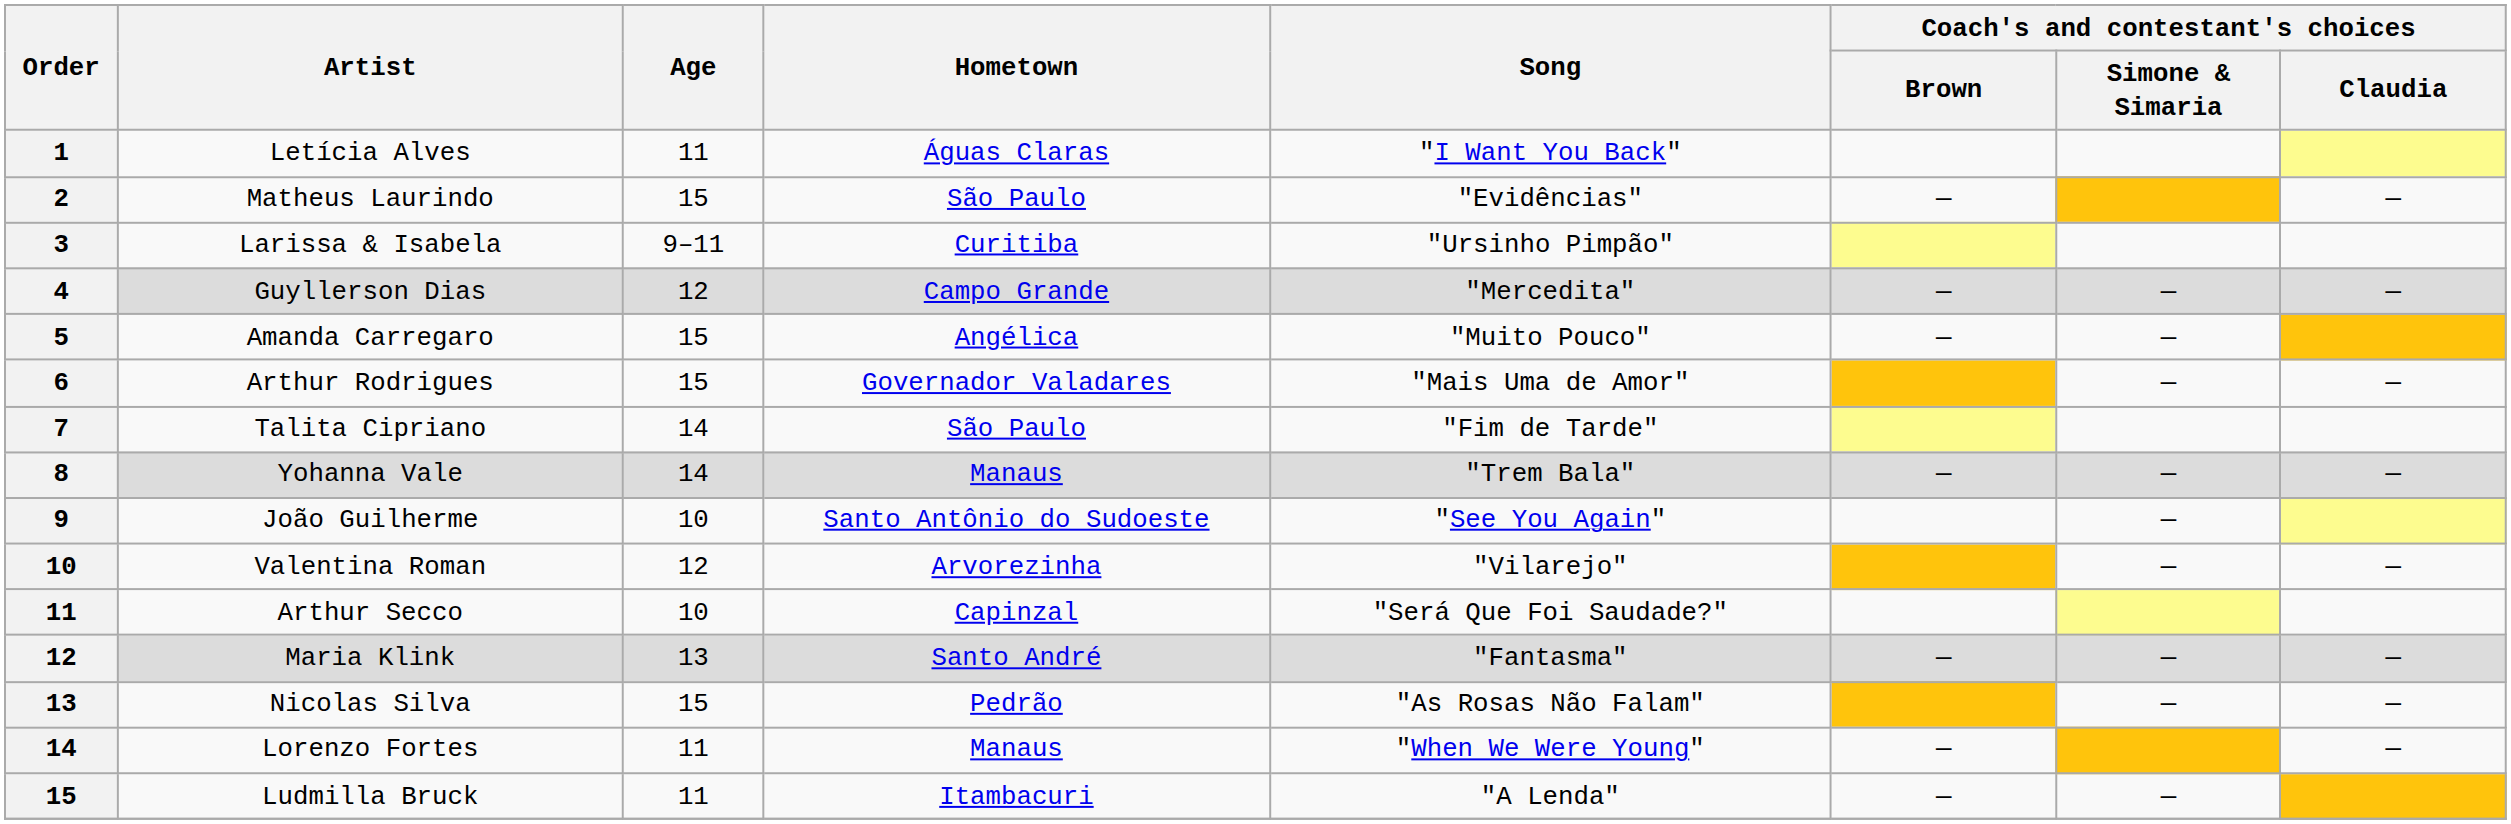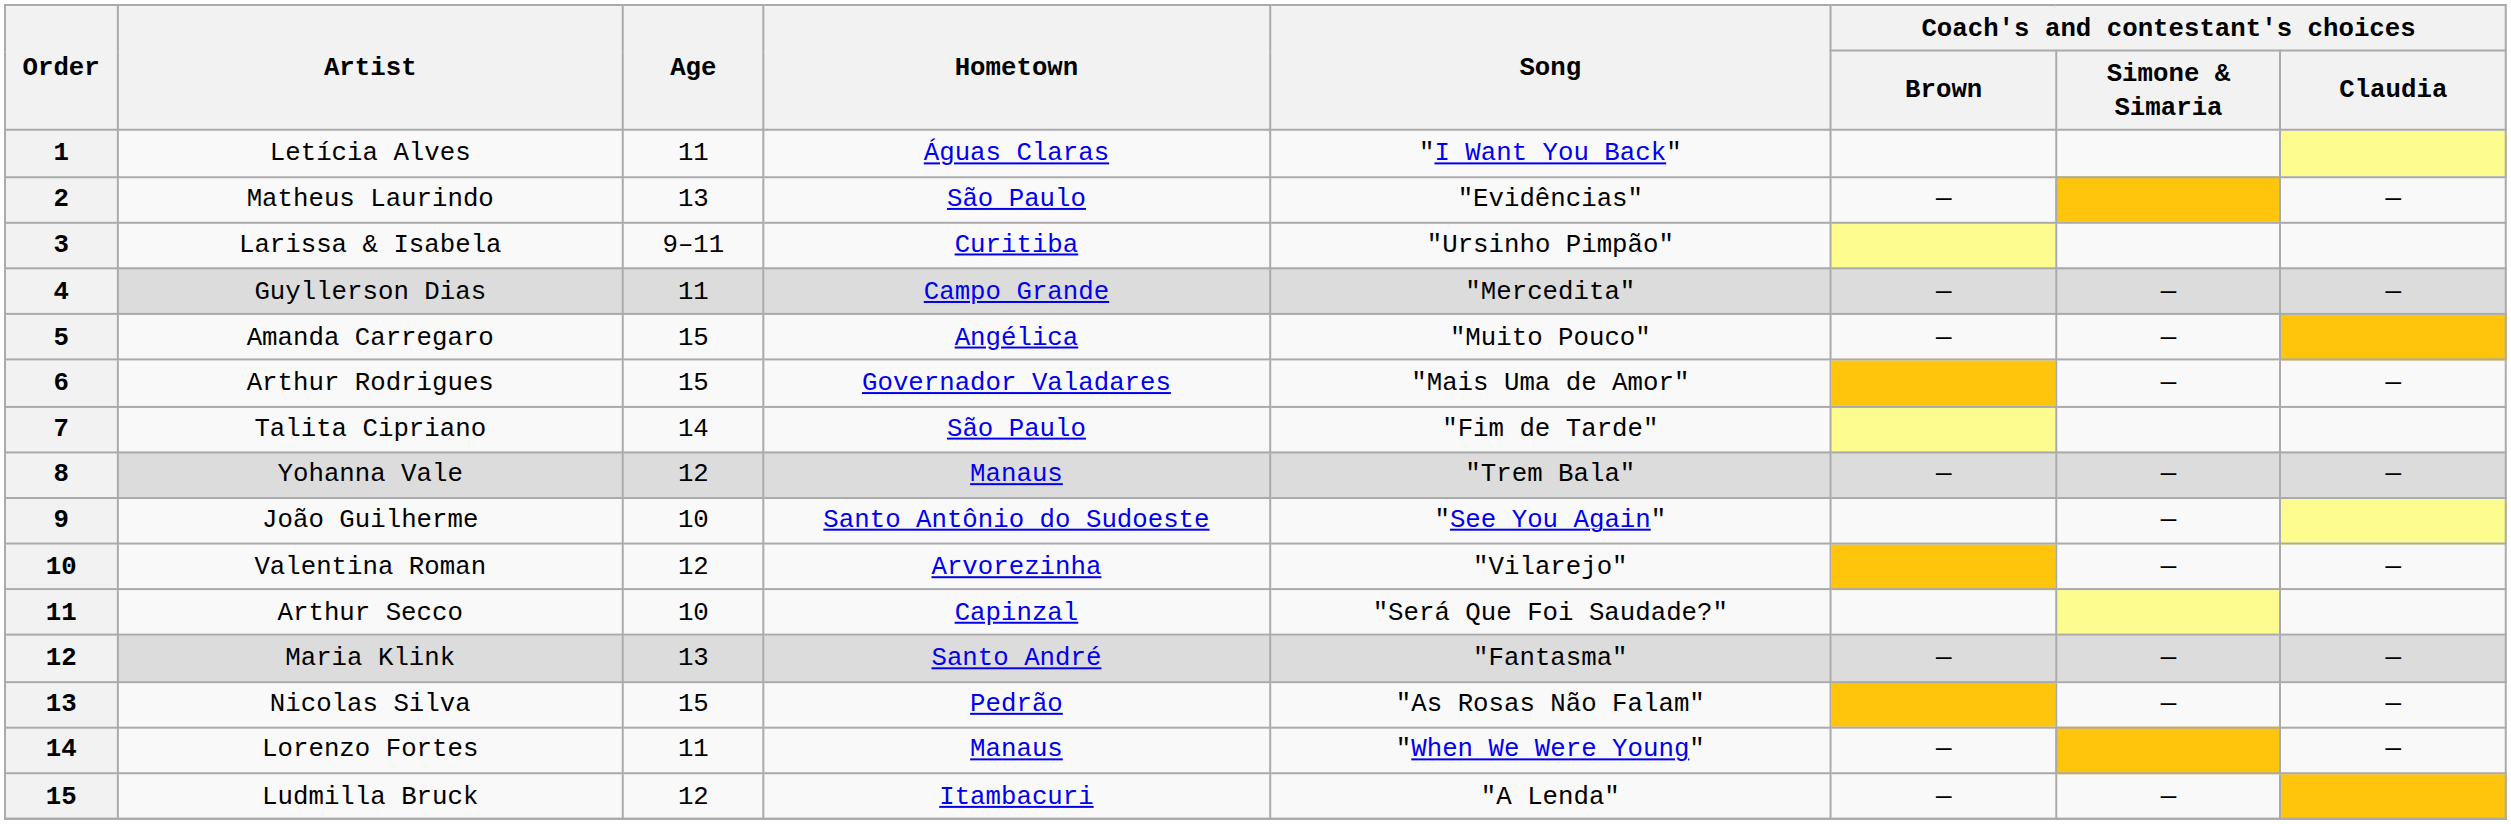(693, 199) 15 -> (693, 199) 13
(693, 291) 12 -> (693, 291) 11
(693, 475) 14 -> (693, 475) 12
(693, 796) 11 -> (693, 796) 12
